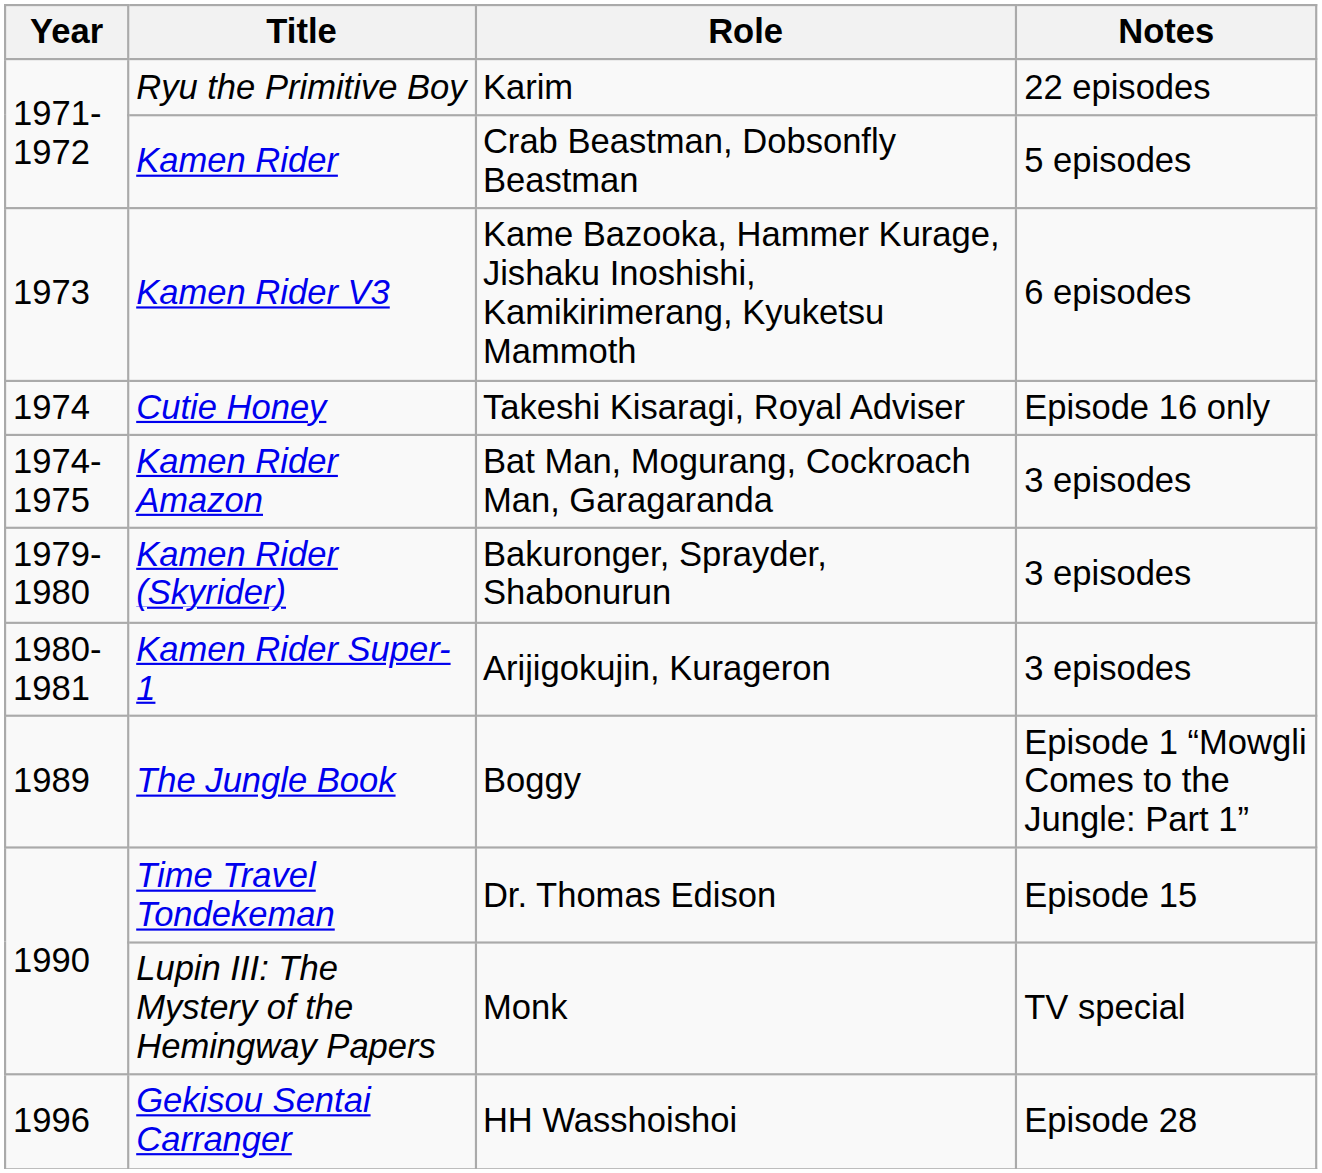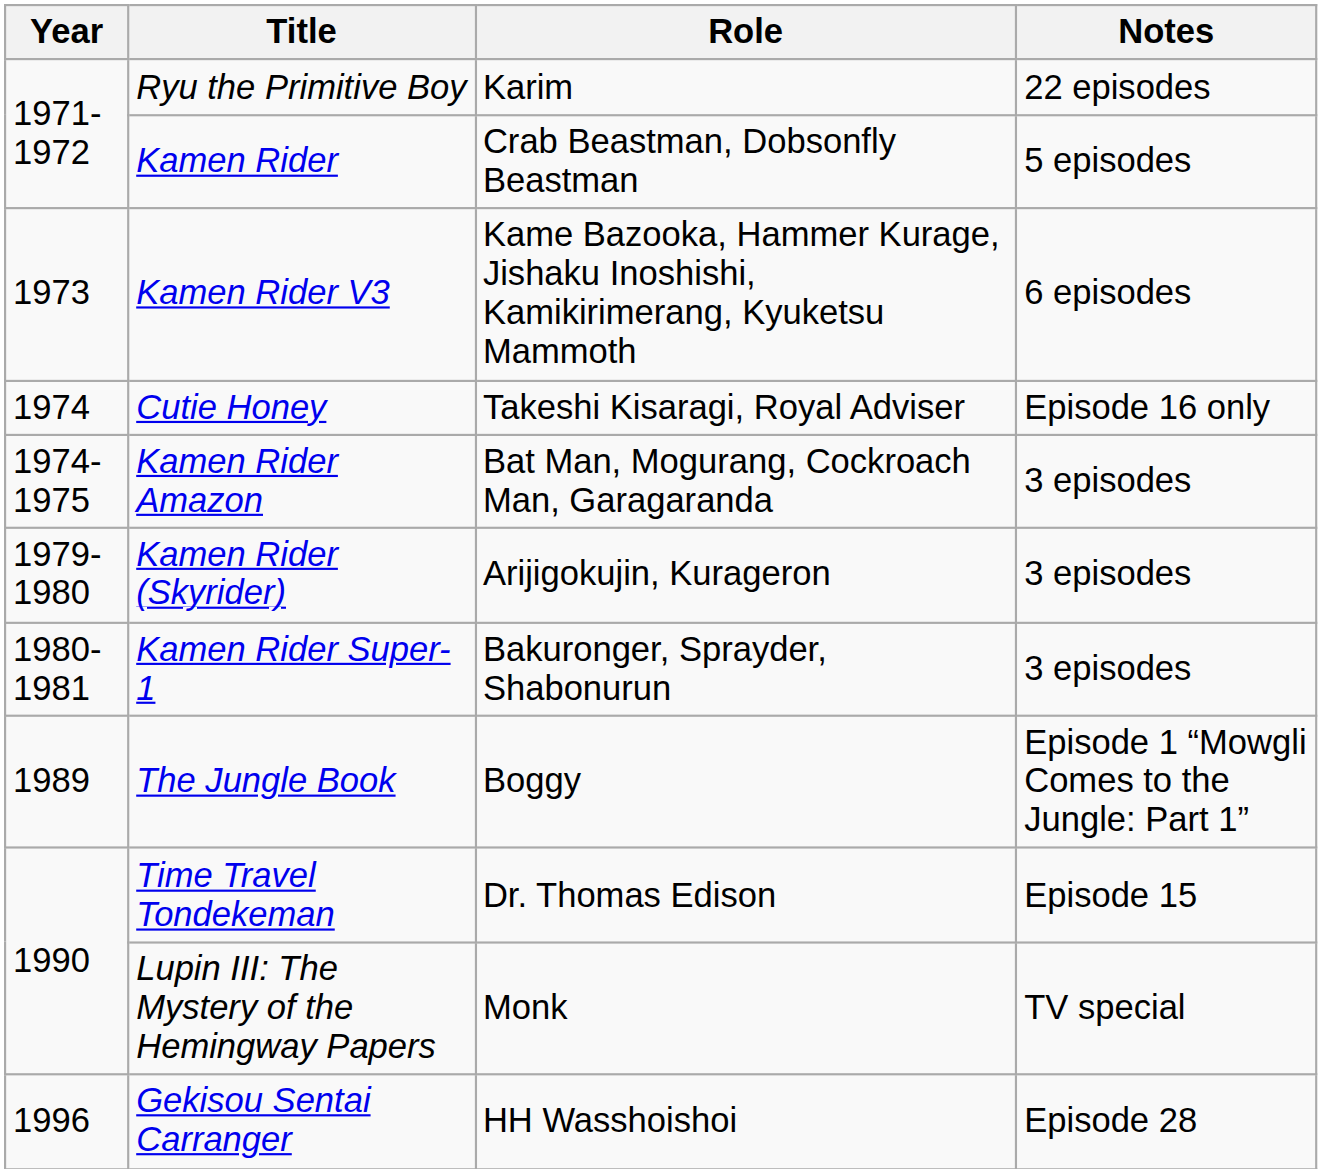(655, 574) Bakuronger, Sprayder, Shabonurun -> (657, 574) Arijigokujin, Kurageron
(657, 668) Arijigokujin, Kurageron -> (655, 668) Bakuronger, Sprayder, Shabonurun
